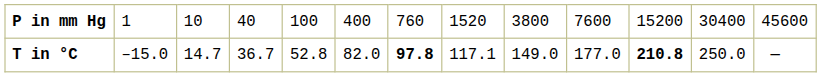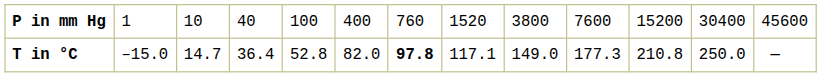(256, 55) 36.7 -> (256, 55) 36.4
(597, 55) 177.0 -> (597, 55) 177.3
(660, 55) bold -> (660, 55) normal
